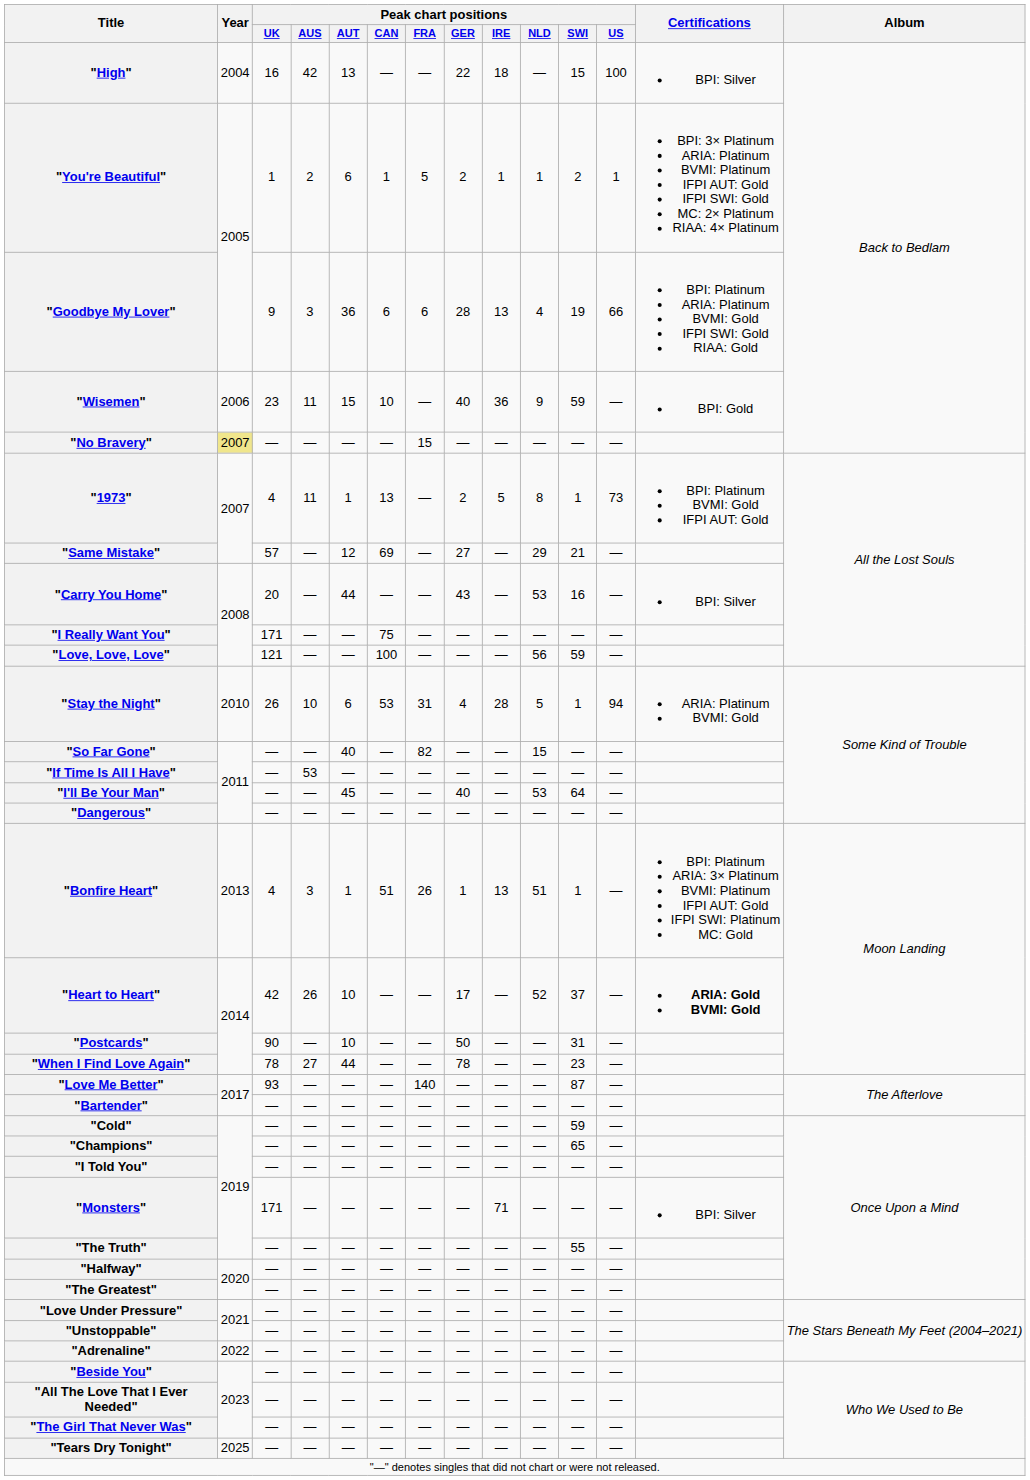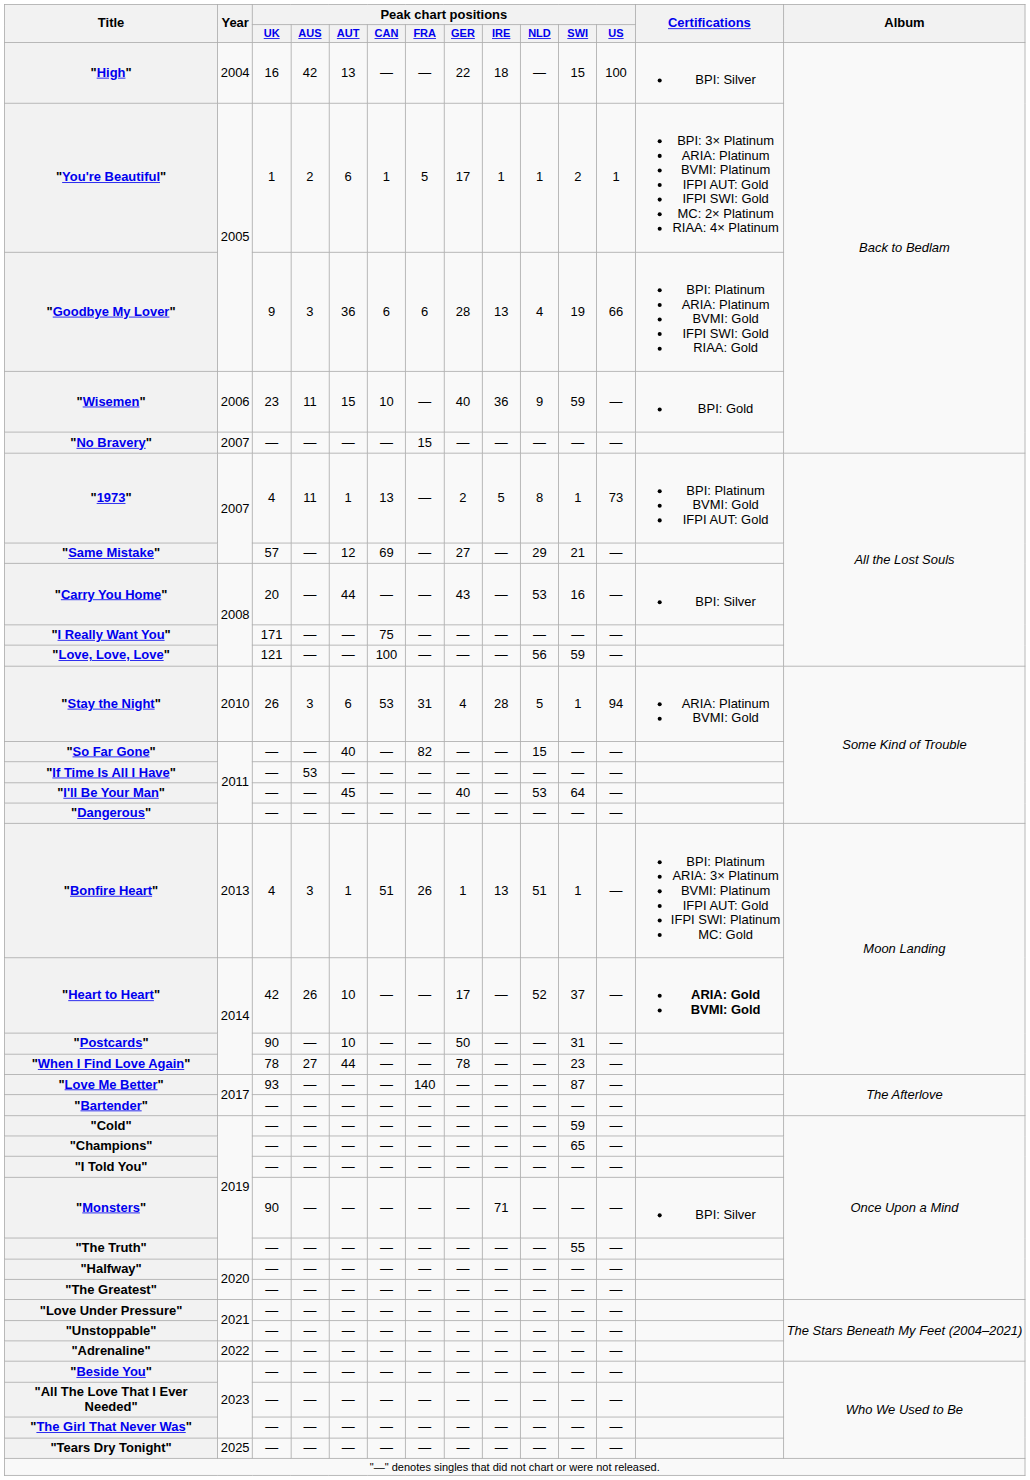(463, 177) 2 -> (463, 177) 17
(235, 442) khaki background -> (235, 442) no background
(310, 703) 10 -> (310, 703) 3
(272, 1207) 171 -> (272, 1207) 90
